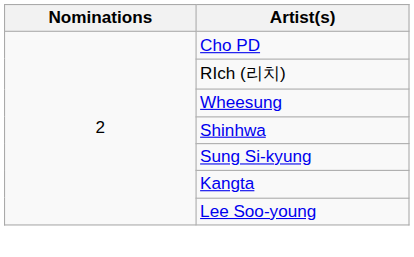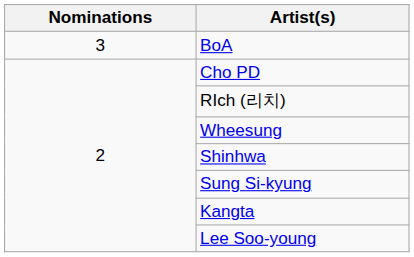+ row: (216, 45)
